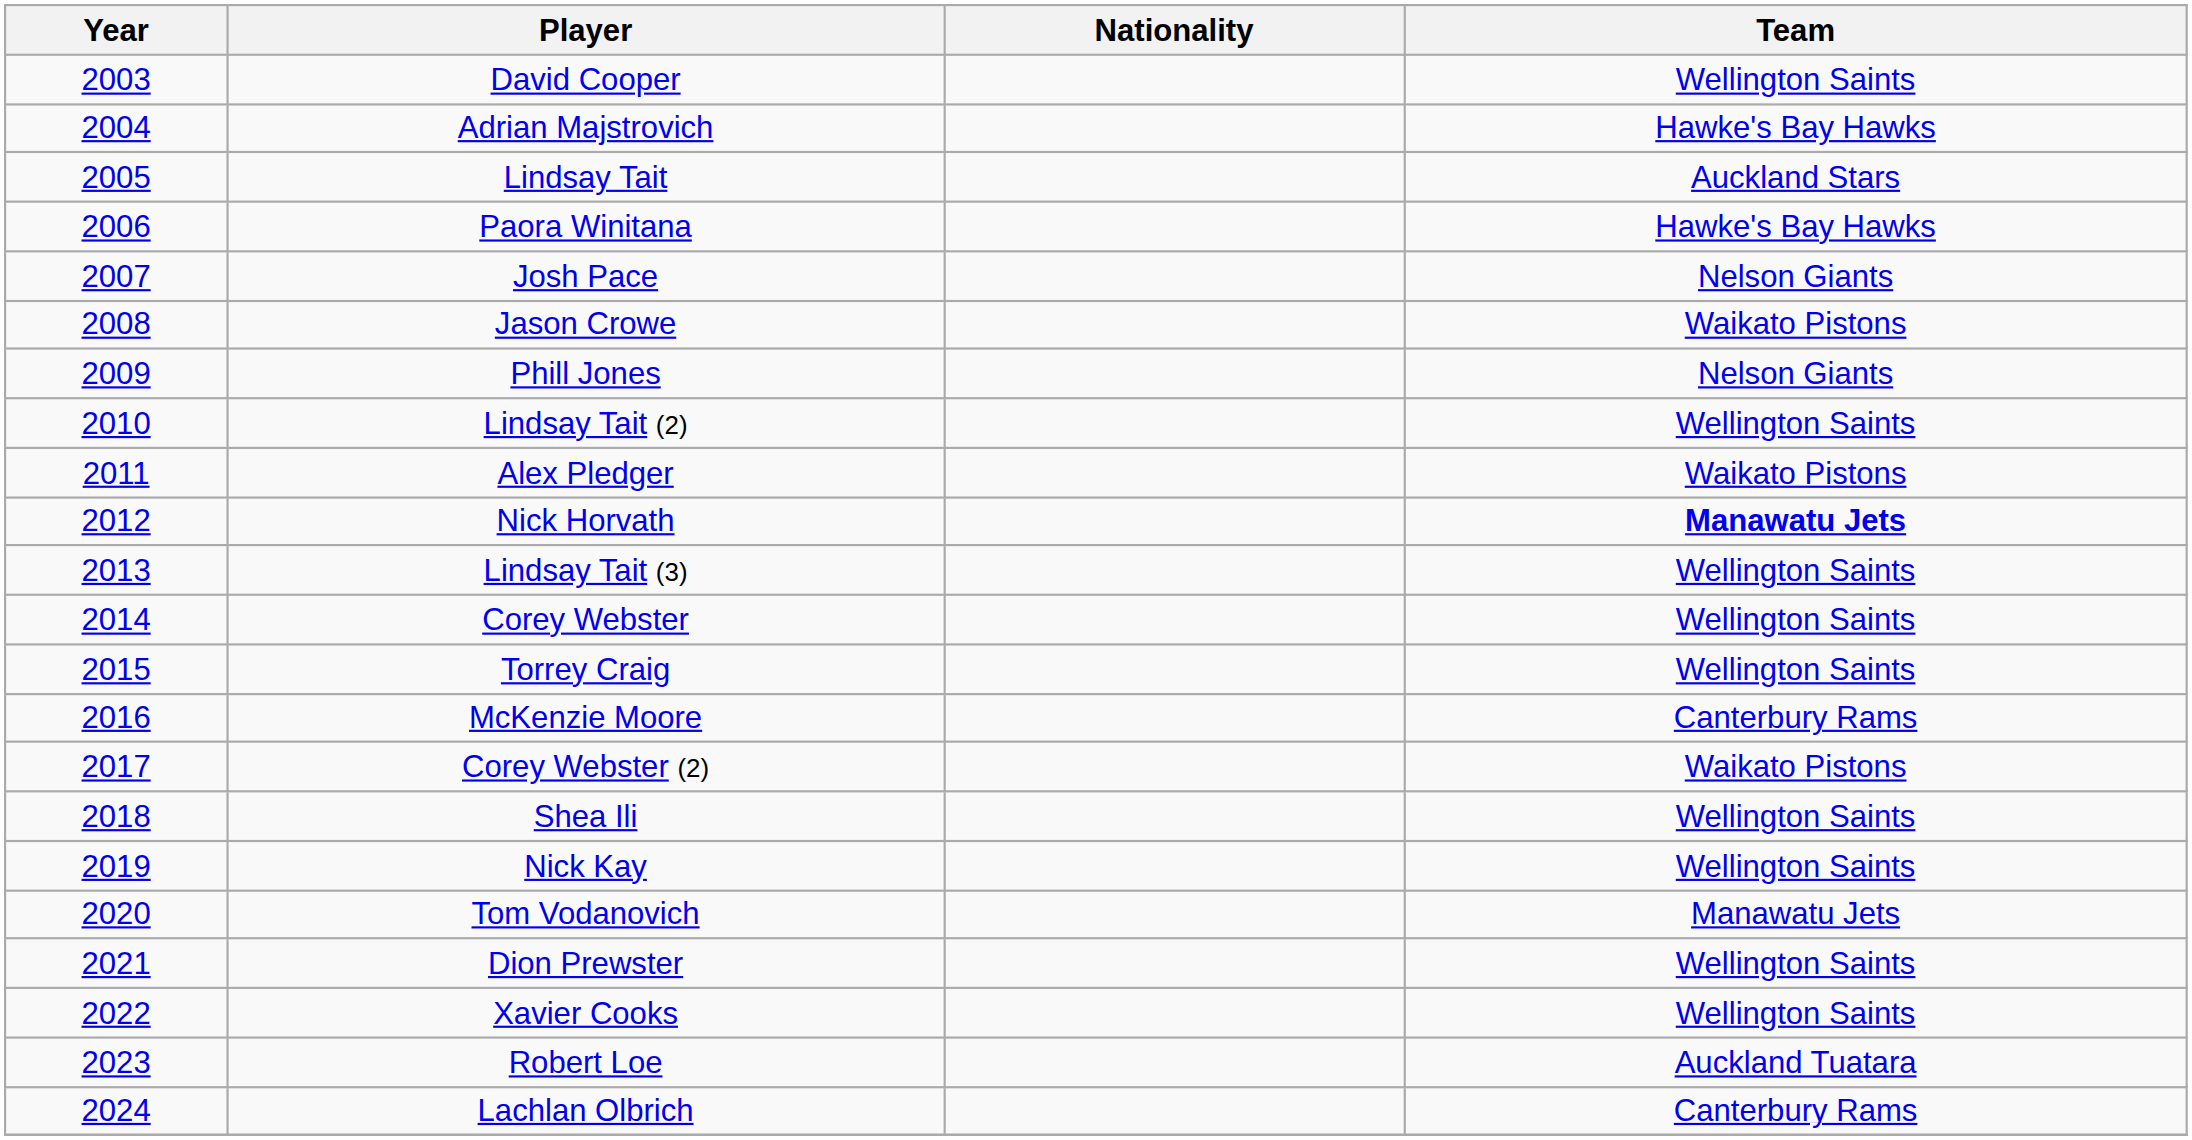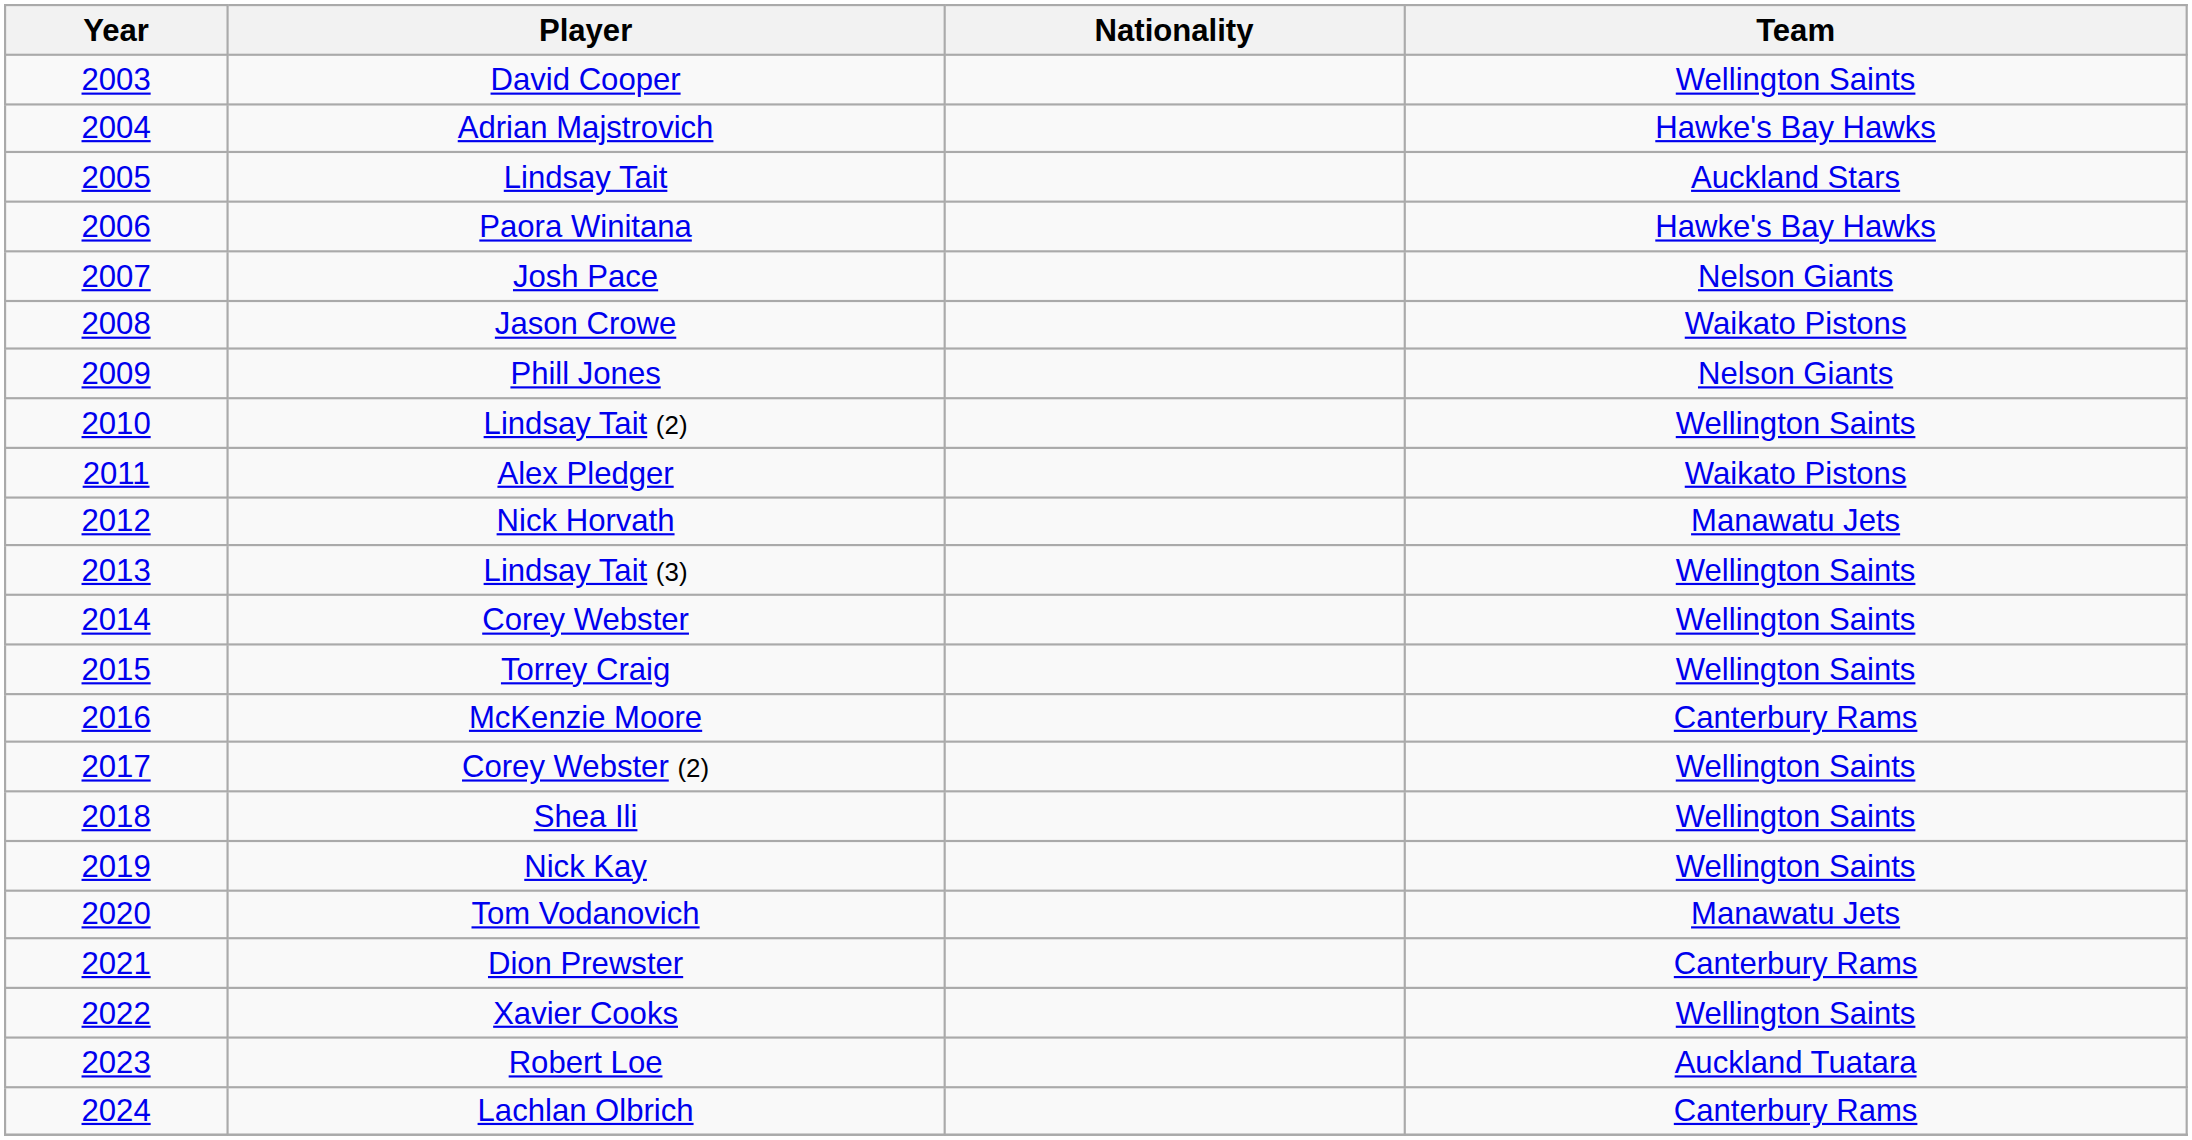(1796, 521) bold -> (1796, 521) normal
(1796, 767) Waikato Pistons -> (1796, 767) Wellington Saints
(1796, 964) Wellington Saints -> (1796, 964) Canterbury Rams
